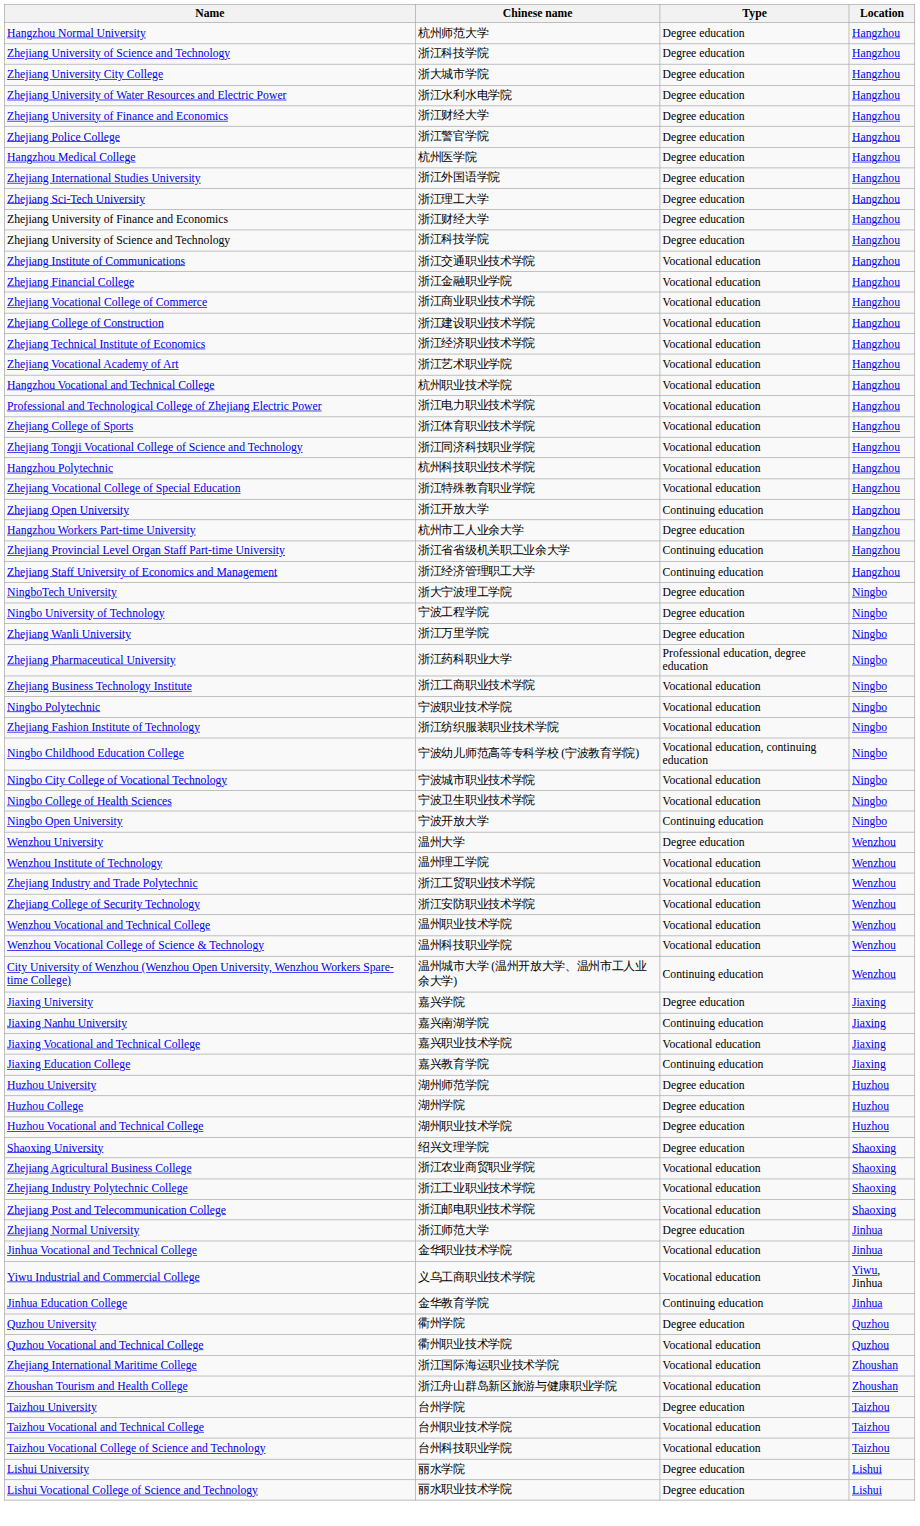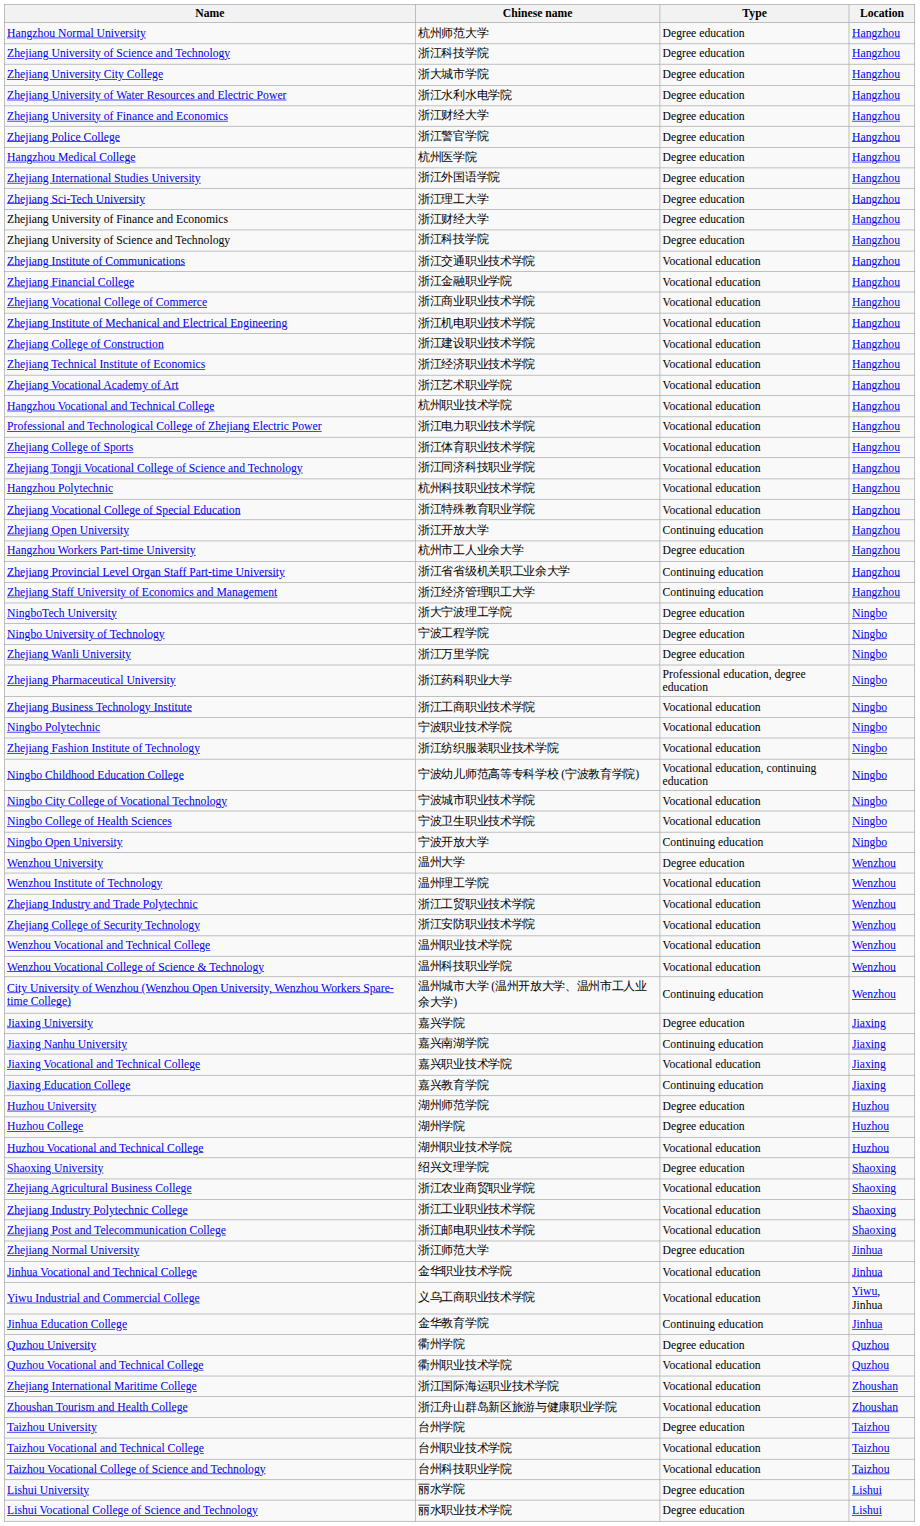+ row: (147, 323)
(704, 1127) Degree education -> (712, 1147) Vocational education
